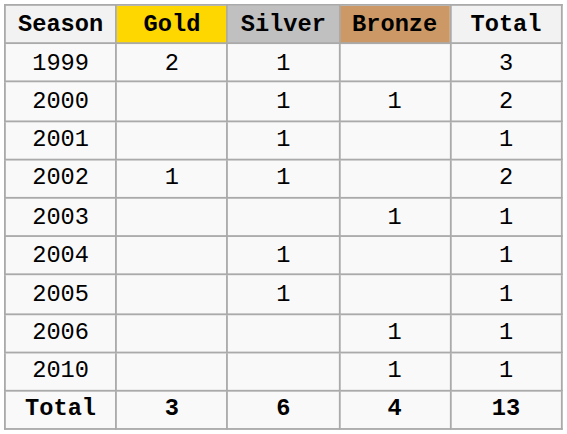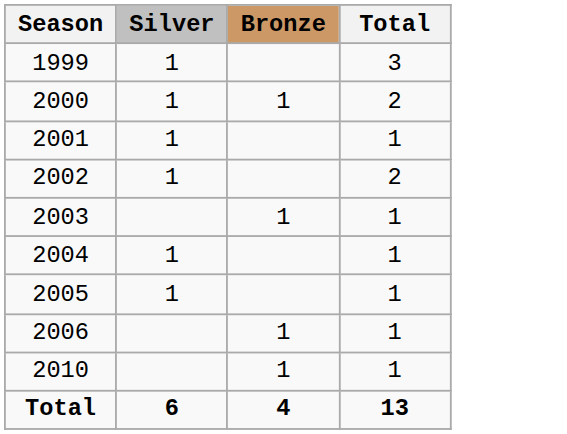- column: (172, 24)
